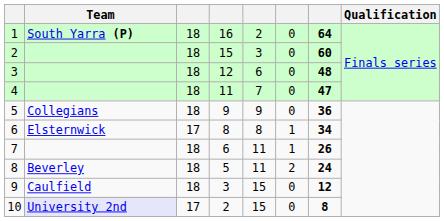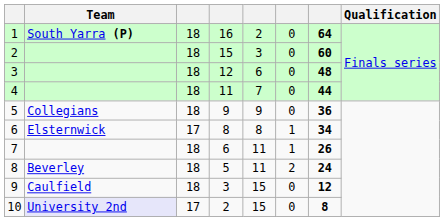(325, 91) 47 -> (325, 91) 44
